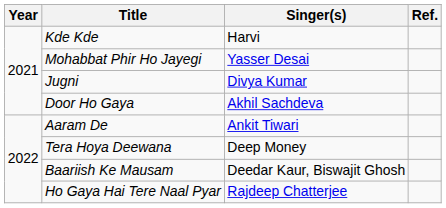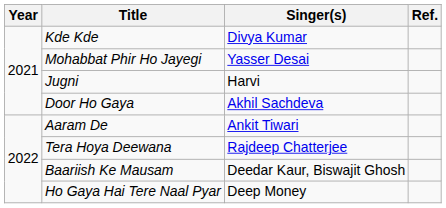(244, 37) Harvi -> (267, 37) Divya Kumar
(267, 81) Divya Kumar -> (244, 81) Harvi
(267, 147) Deep Money -> (287, 147) Rajdeep Chatterjee
(287, 192) Rajdeep Chatterjee -> (267, 192) Deep Money
